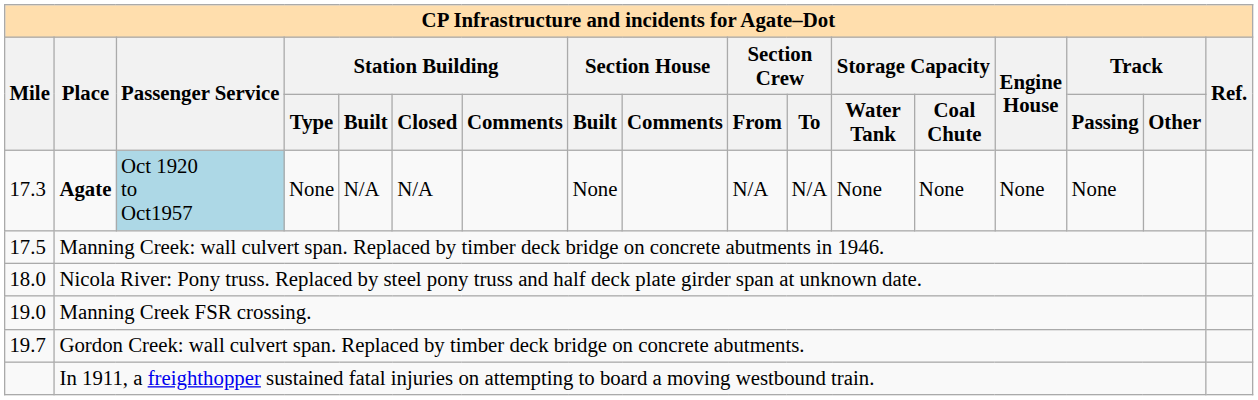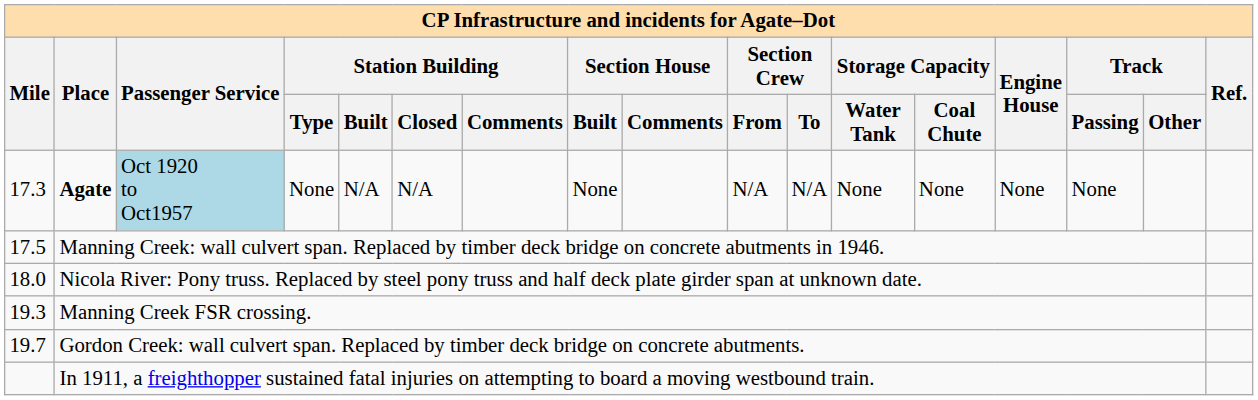(28, 312) 19.0 -> (28, 312) 19.3
